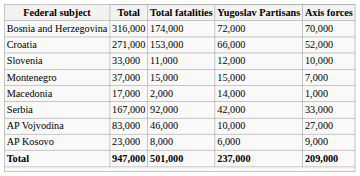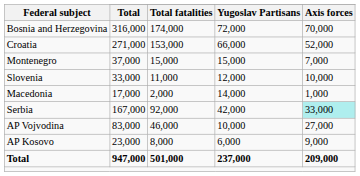rows swapped: (25, 61) <-> (32, 77)
(319, 110) no background -> (319, 110) paleturquoise background
